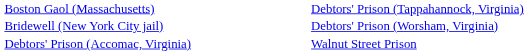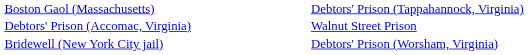rows swapped: (84, 26) <-> (98, 43)
